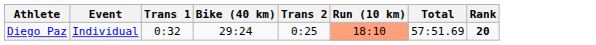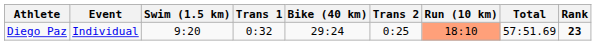+ column: (187, 13)
(483, 31) 20 -> (575, 31) 23
